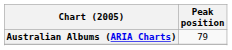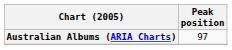(203, 37) 79 -> (203, 37) 97
